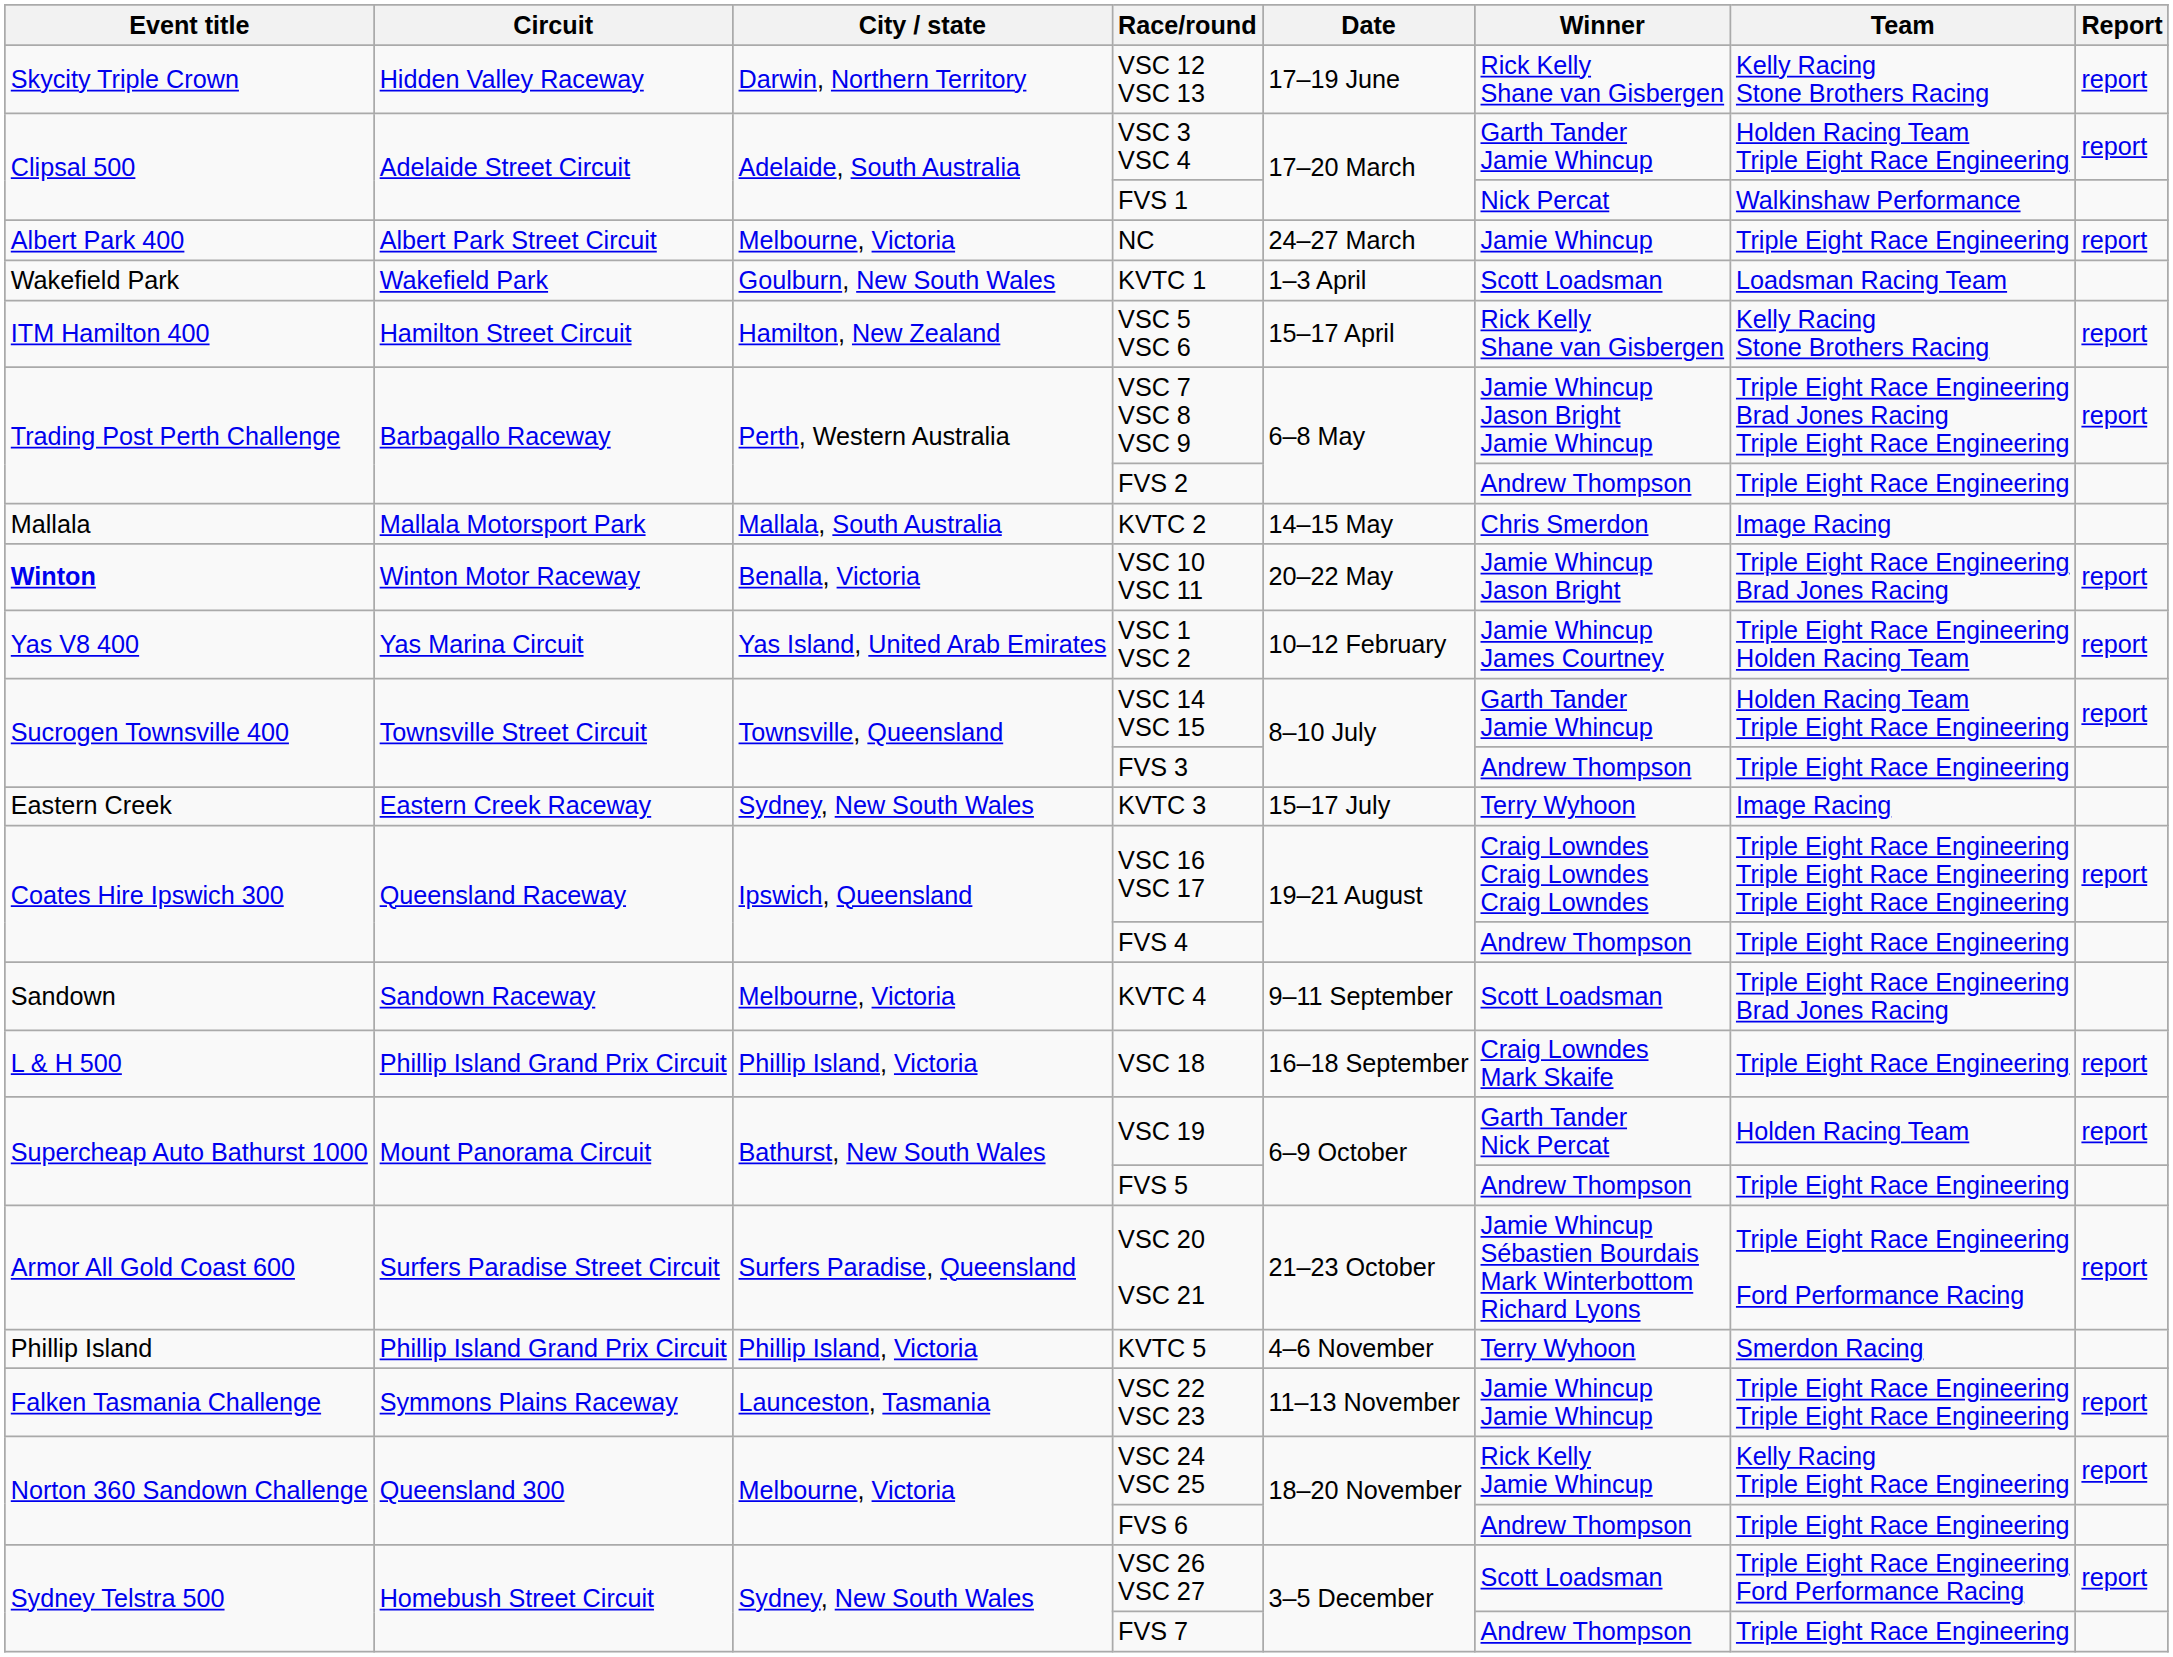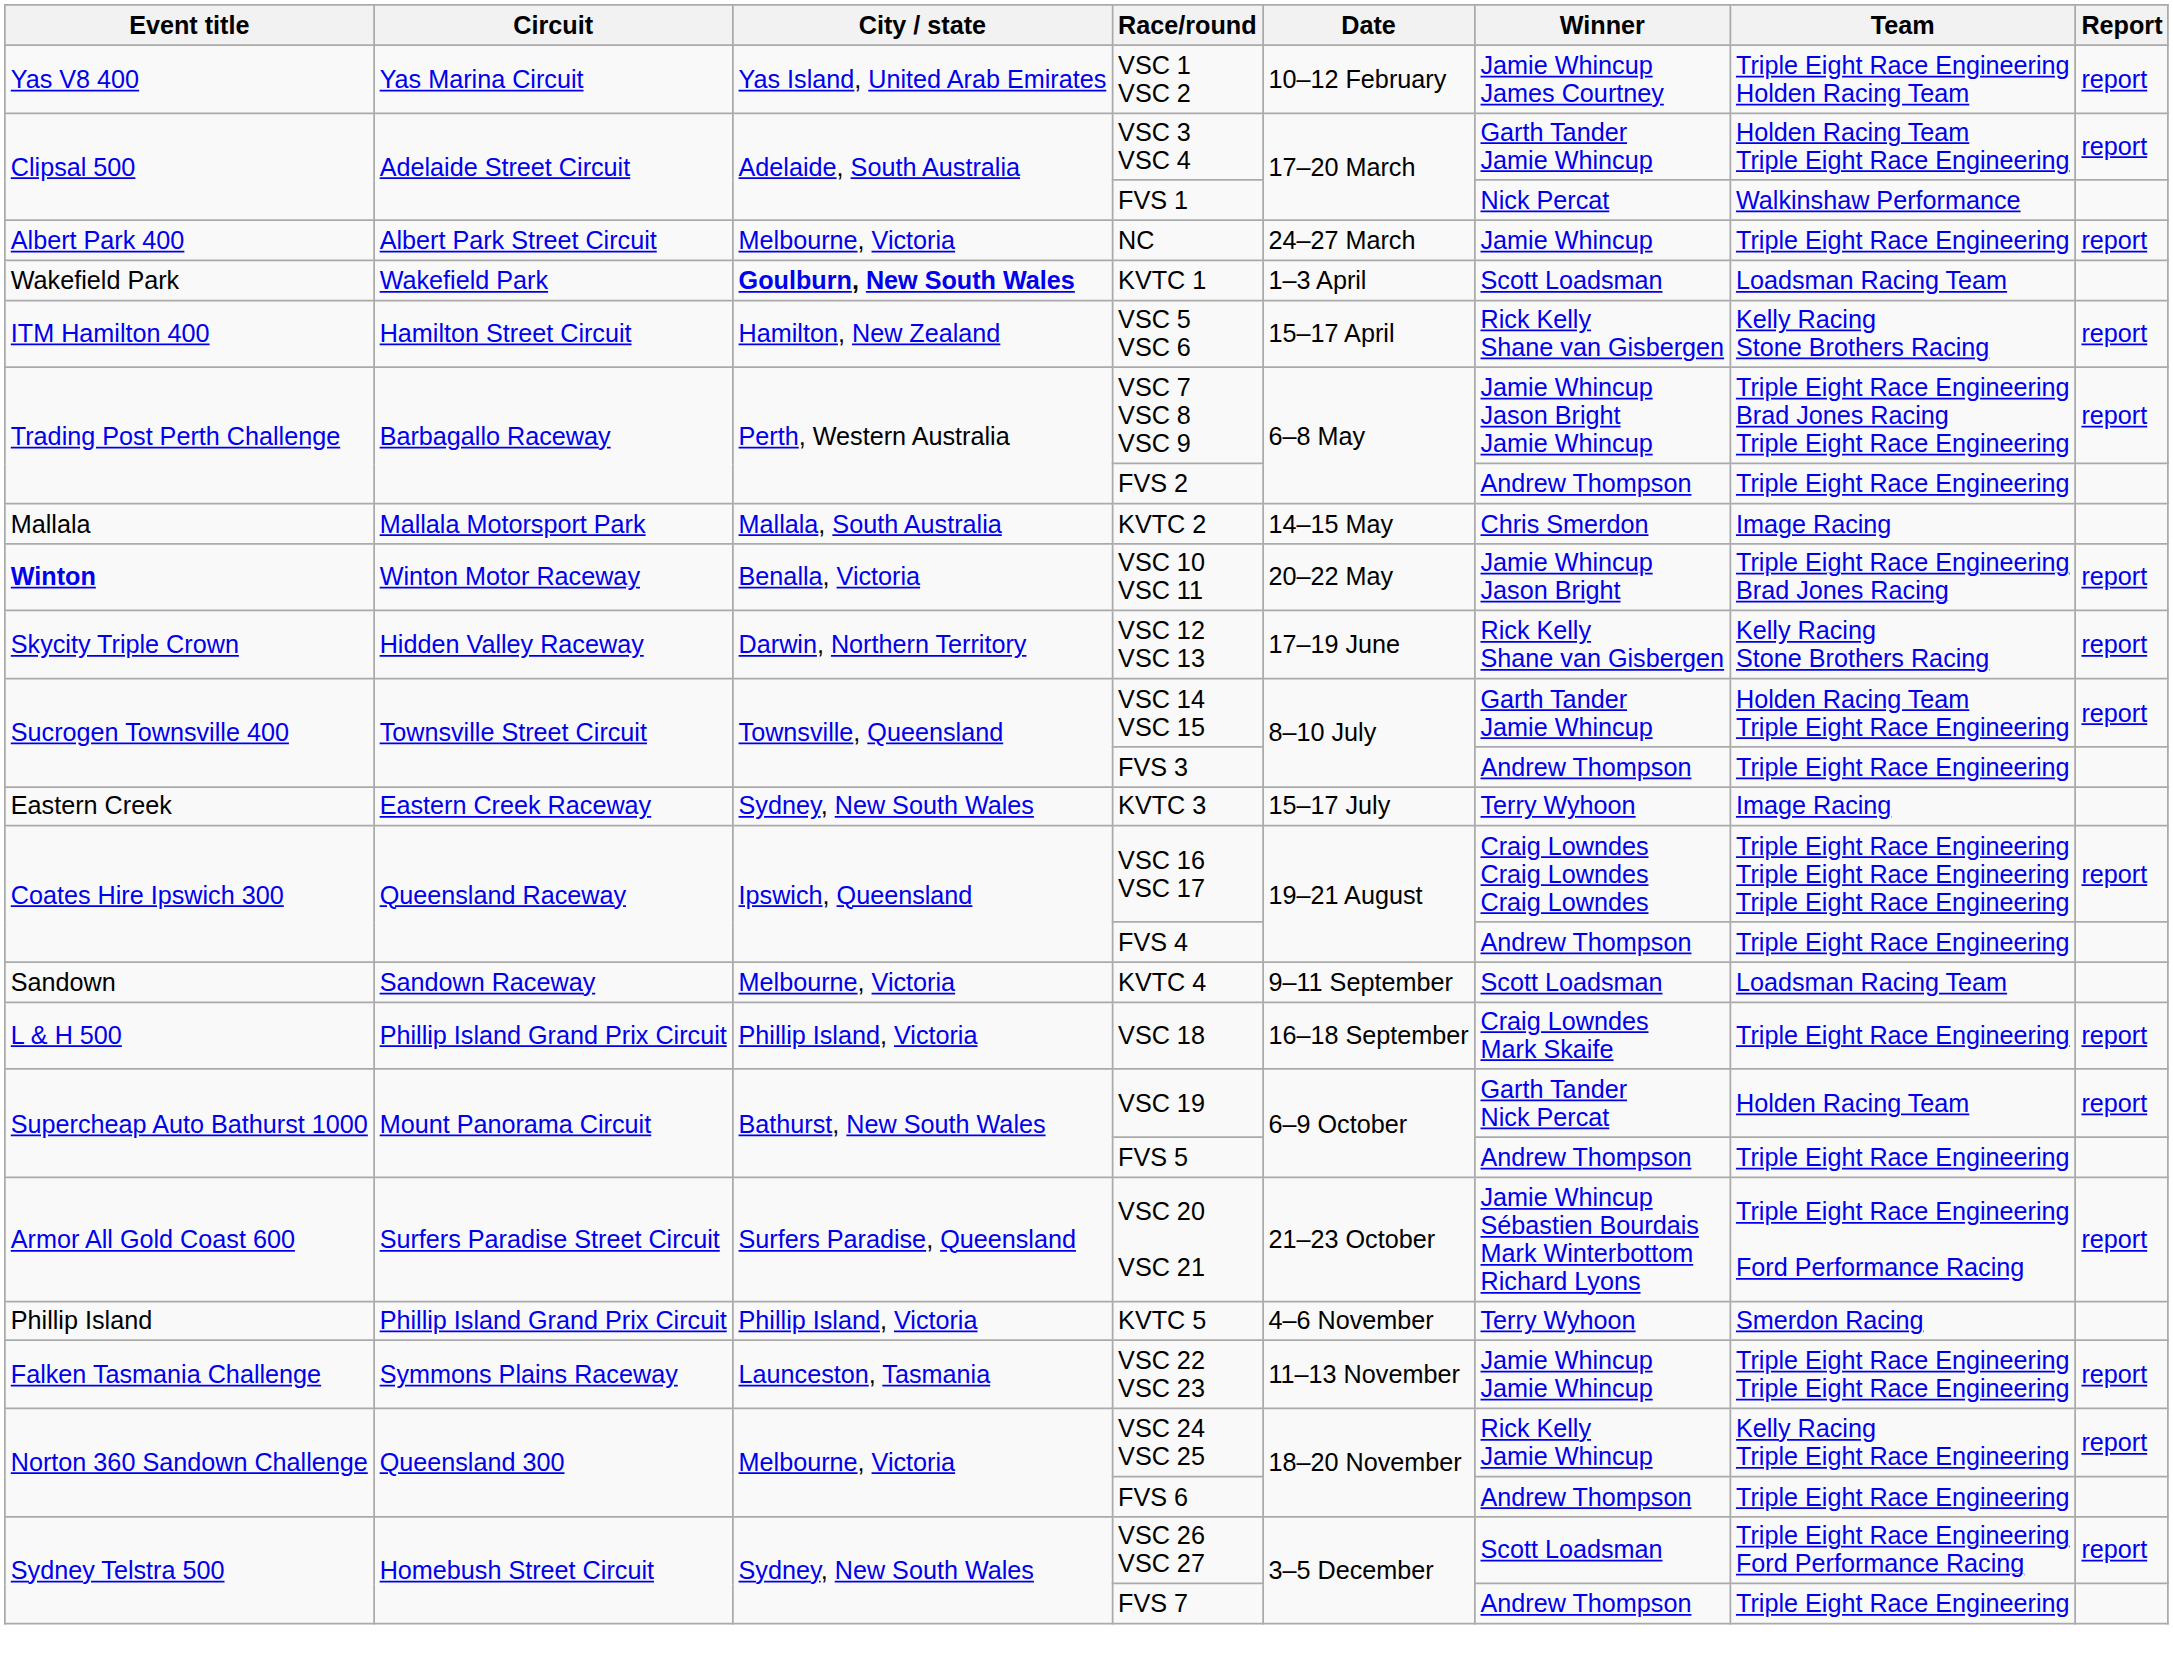rows swapped: (1154, 645) <-> (1162, 79)
(897, 280) normal -> (907, 280) bold
(1903, 996) Triple Eight Race Engineering Brad Jones Racing -> (1872, 982) Loadsman Racing Team
